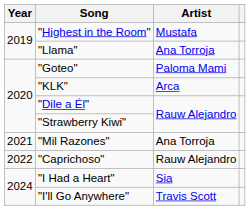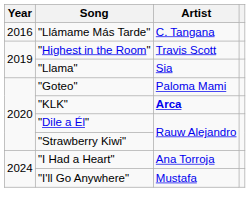+ row: (94, 31)
(176, 31) Mustafa -> (186, 50) Travis Scott
(185, 50) Ana Torroja -> (164, 68) Sia
(168, 86) normal -> (169, 104) bold
- row: (74, 141)
- row: (71, 159)
(164, 178) Sia -> (185, 159) Ana Torroja
(186, 196) Travis Scott -> (176, 178) Mustafa
